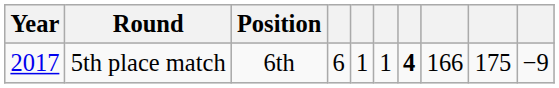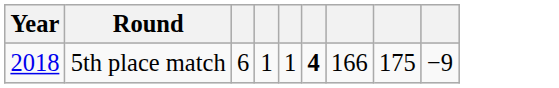- column: (279, 23)
(35, 62) 2017 -> (35, 62) 2018
